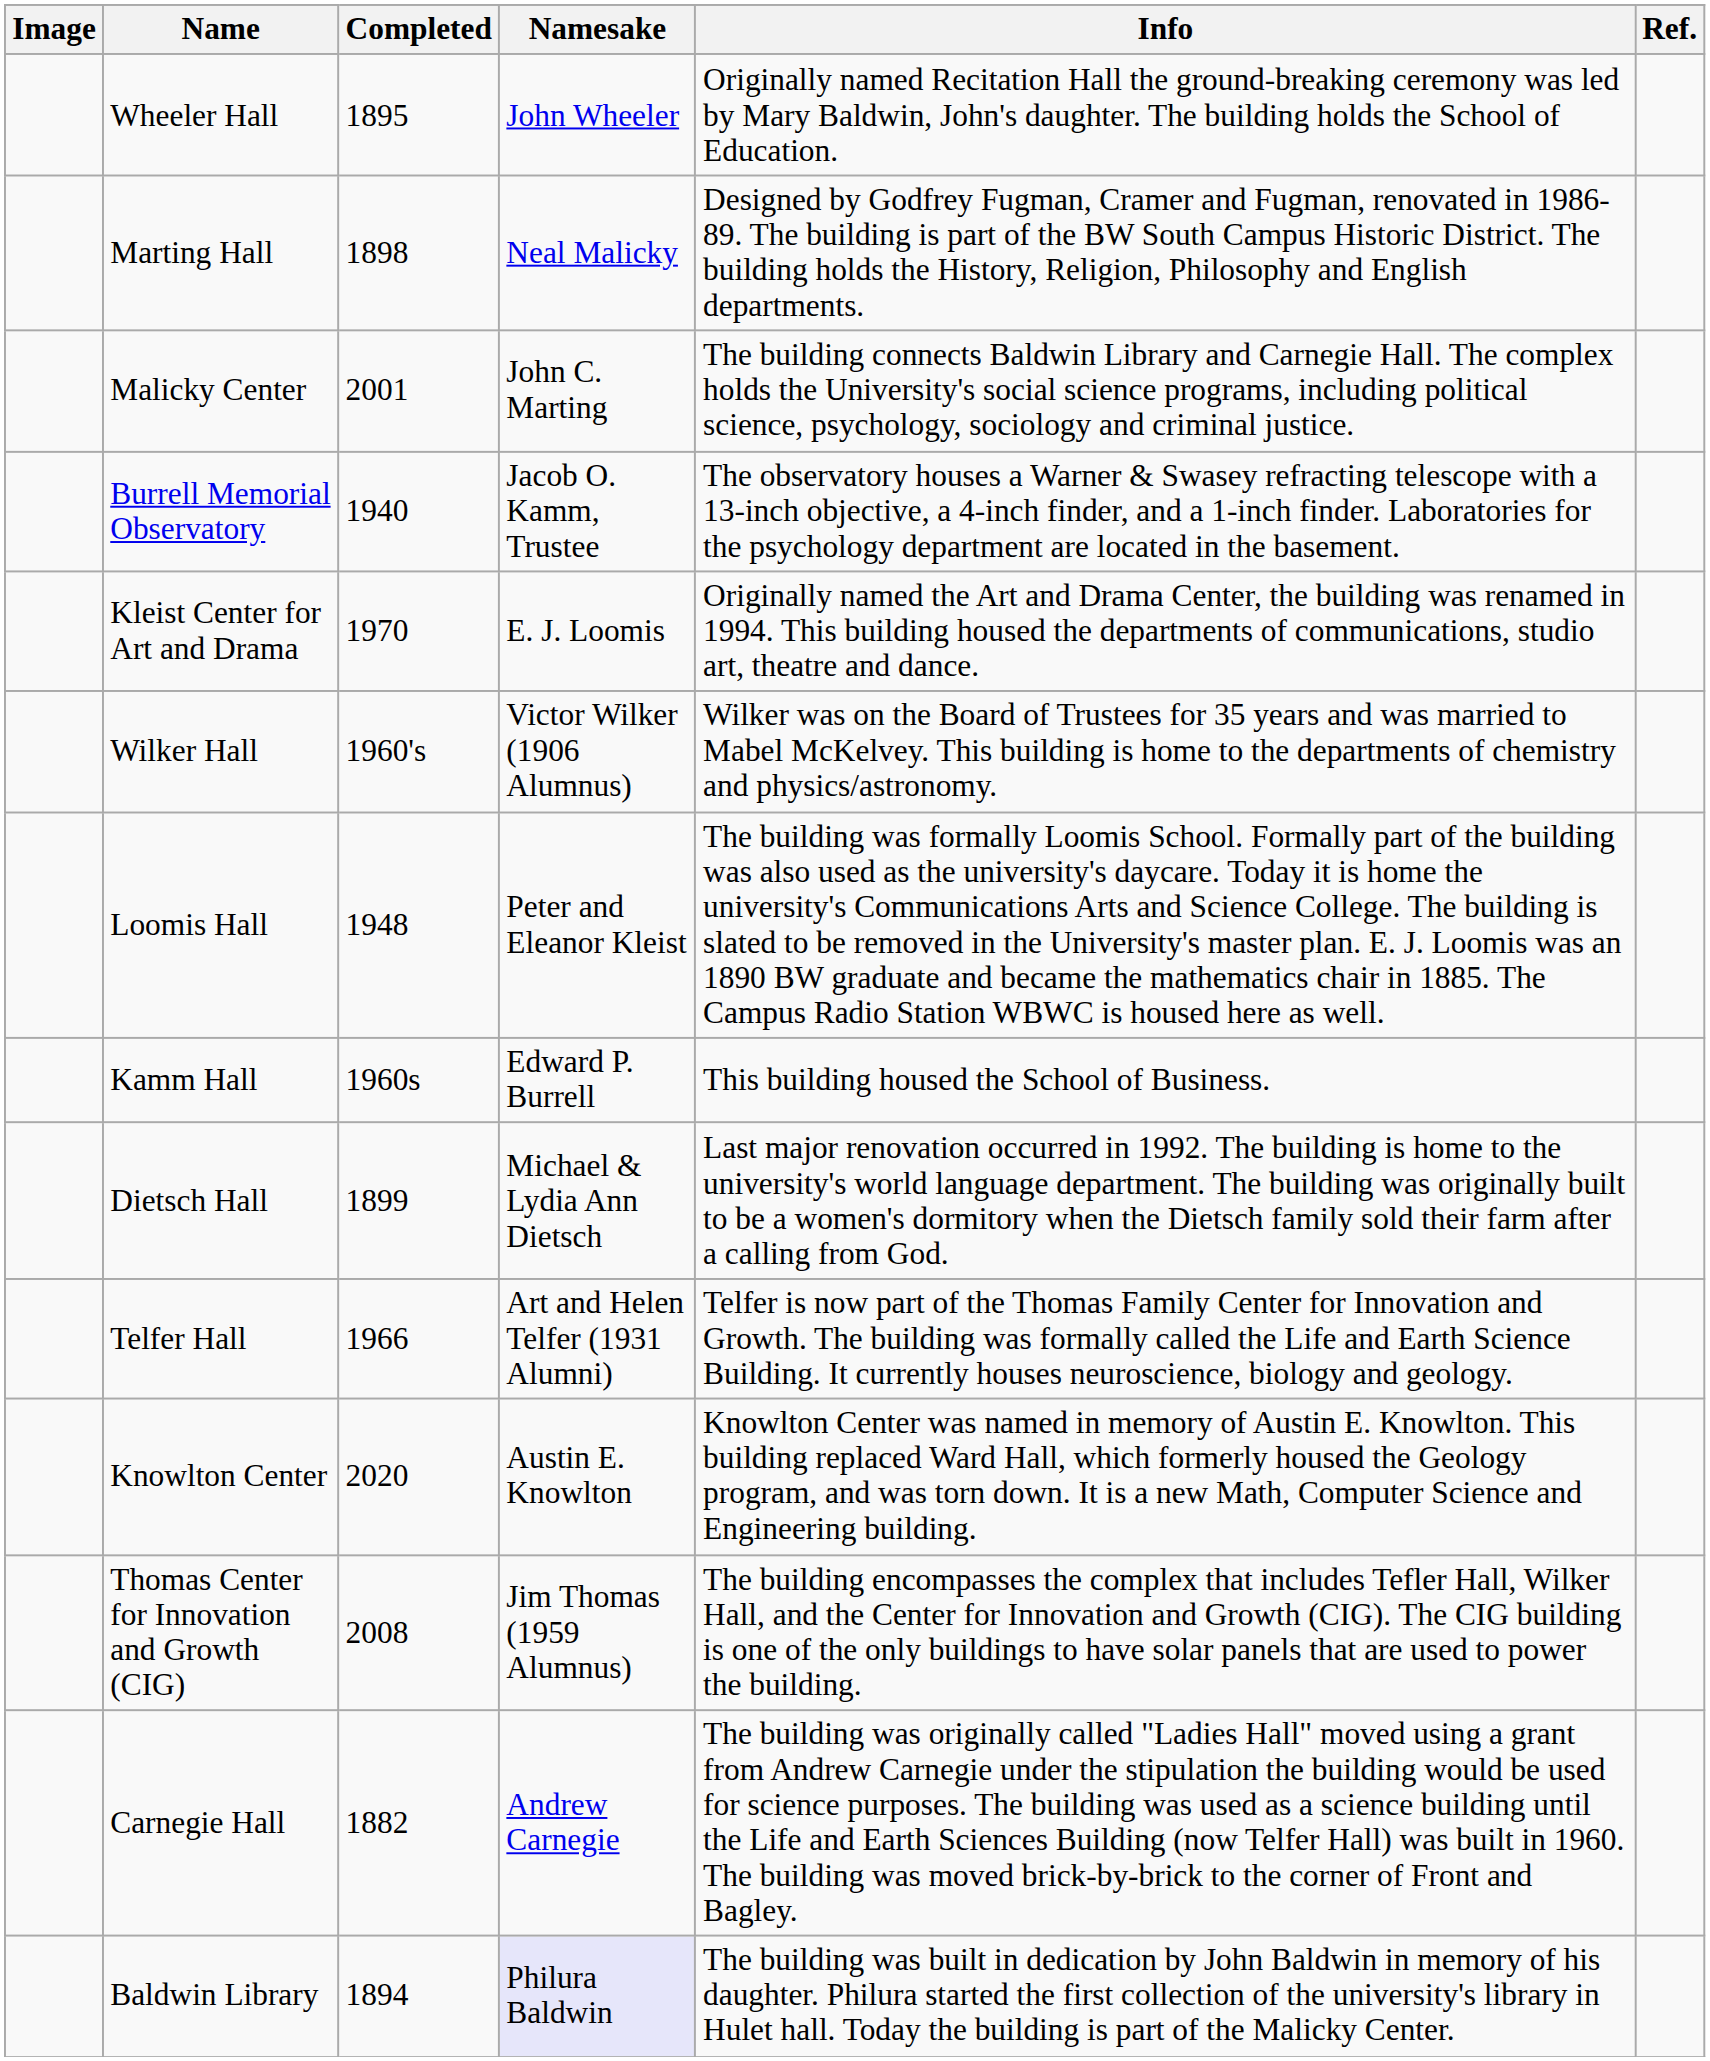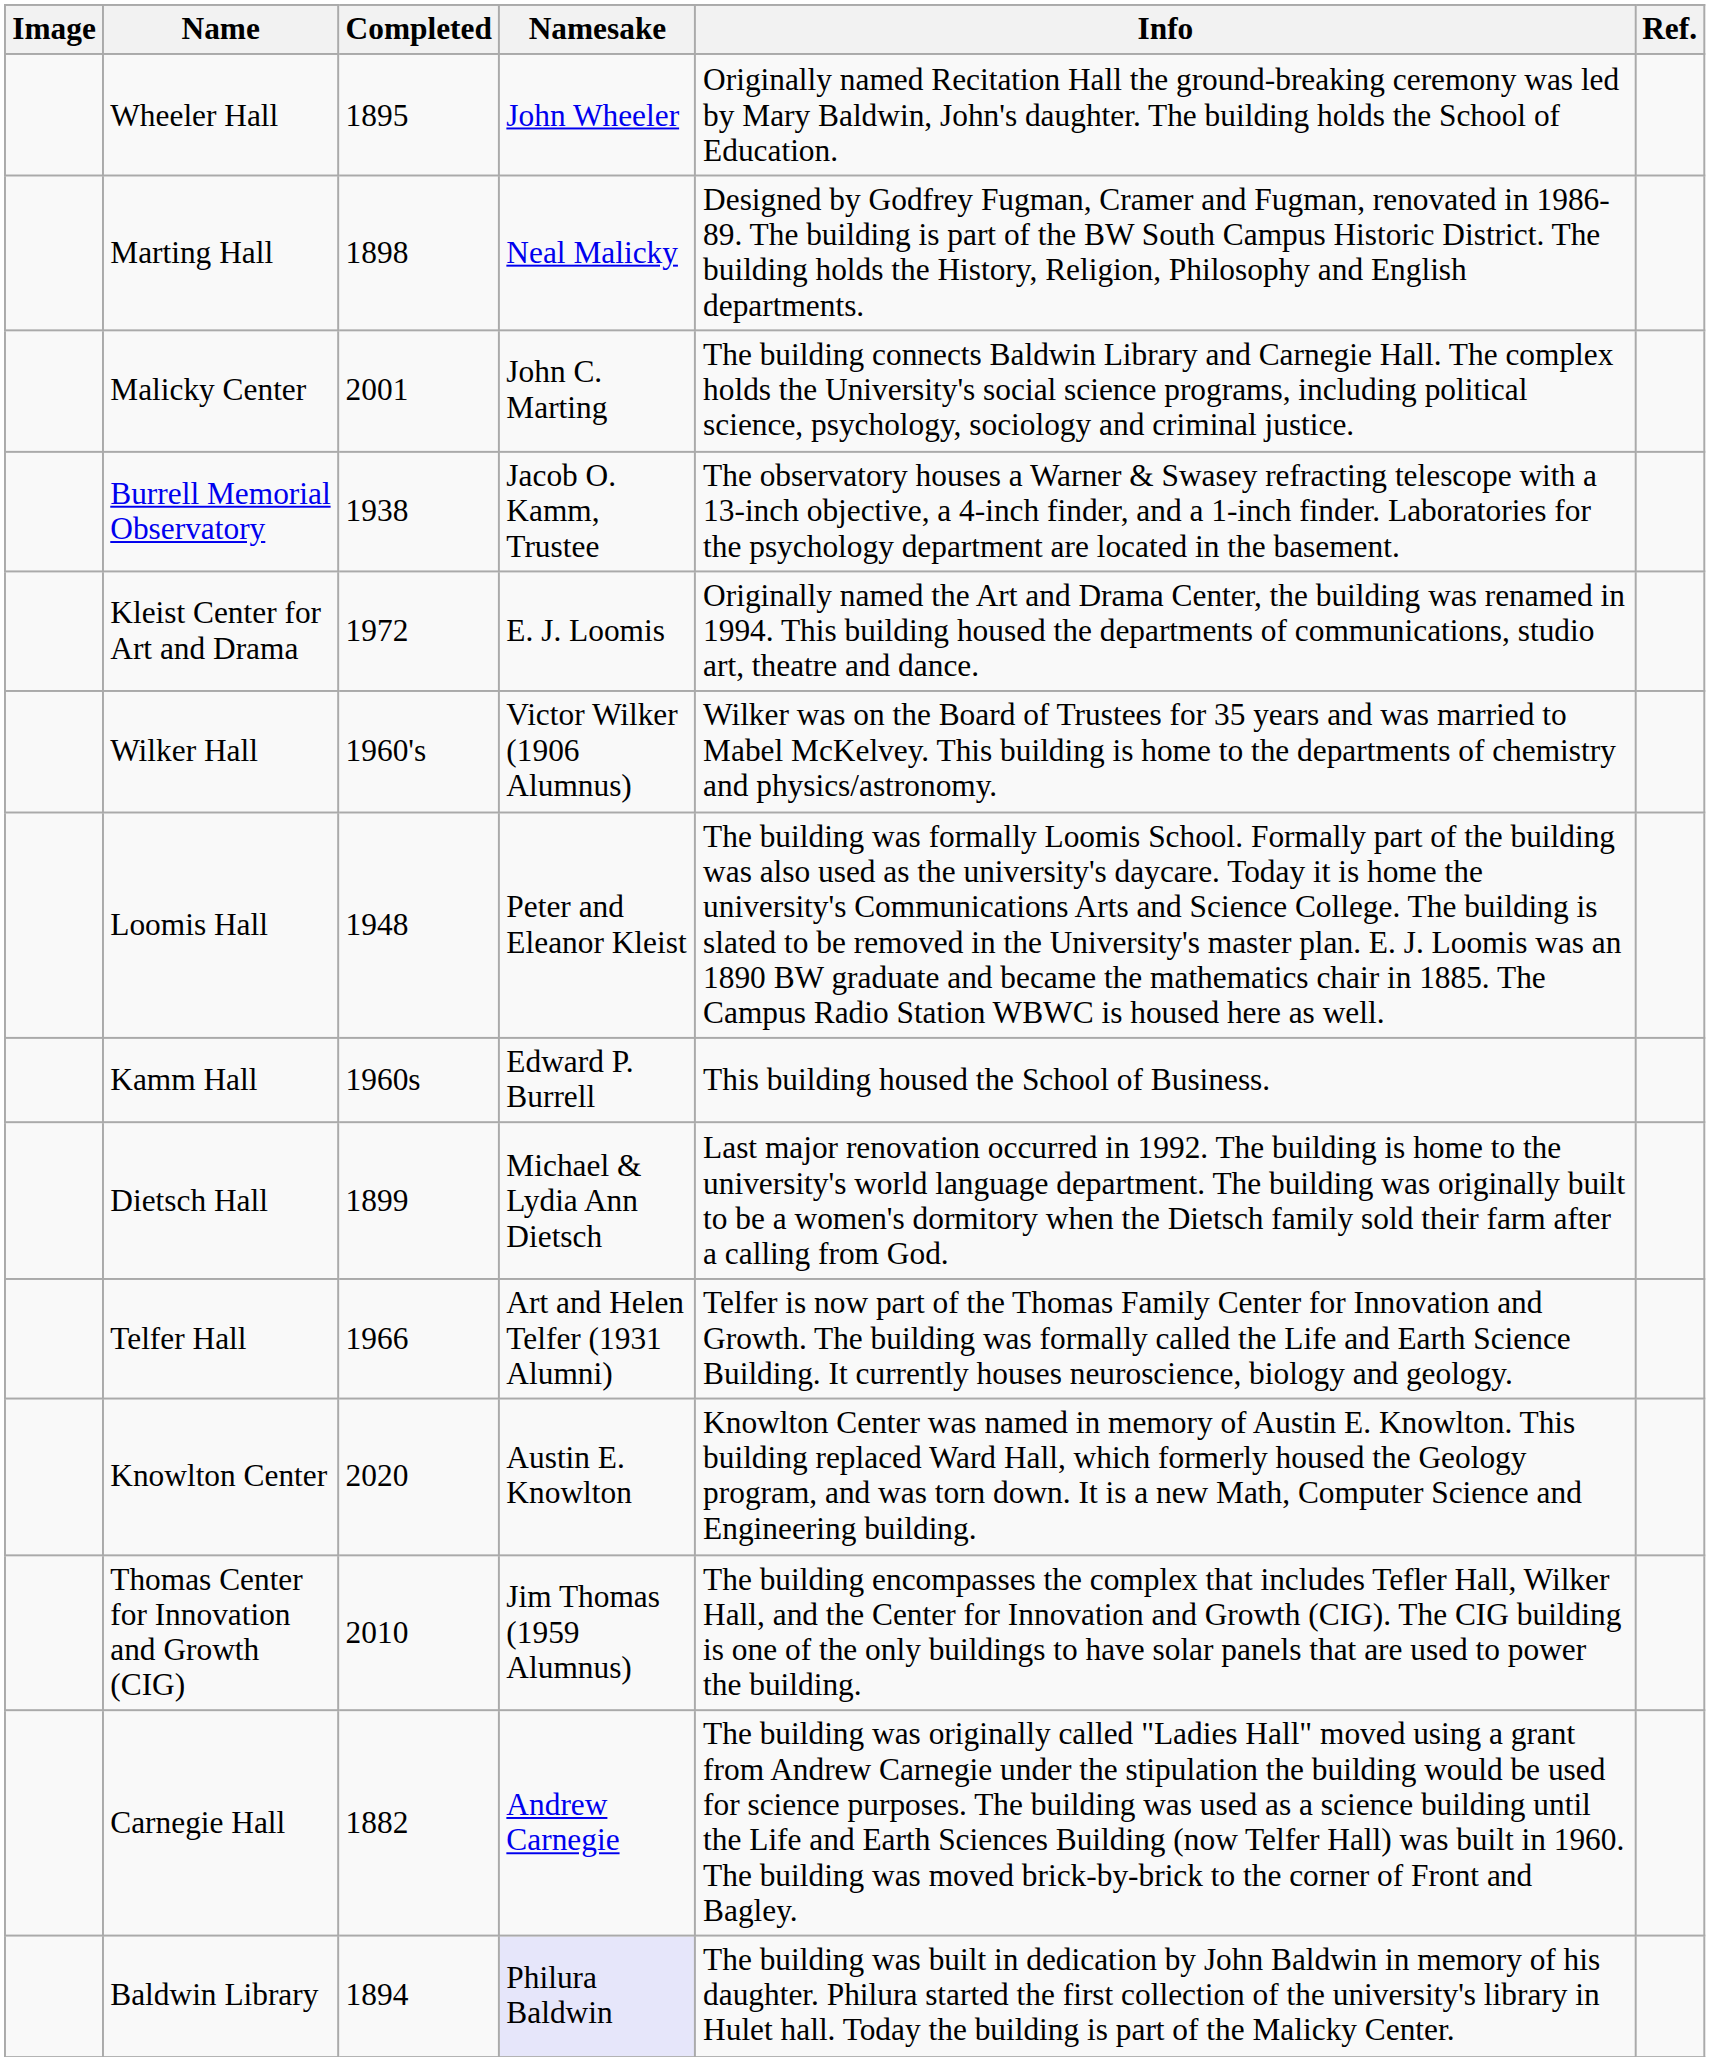(377, 510) 1940 -> (377, 510) 1938
(377, 630) 1970 -> (377, 630) 1972
(377, 1631) 2008 -> (377, 1631) 2010
